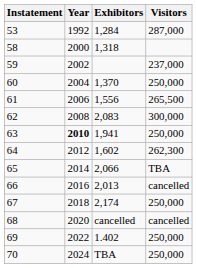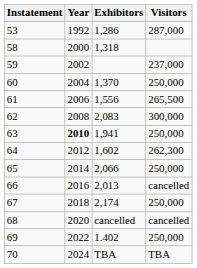(106, 30) 1,284 -> (106, 30) 1,286
(159, 168) TBA -> (166, 168) 250,000
(166, 254) 250,000 -> (159, 254) TBA
